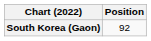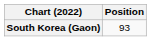(124, 28) 92 -> (124, 28) 93
